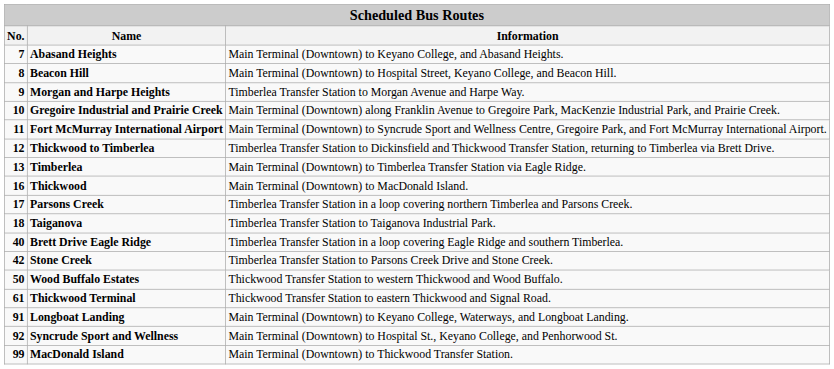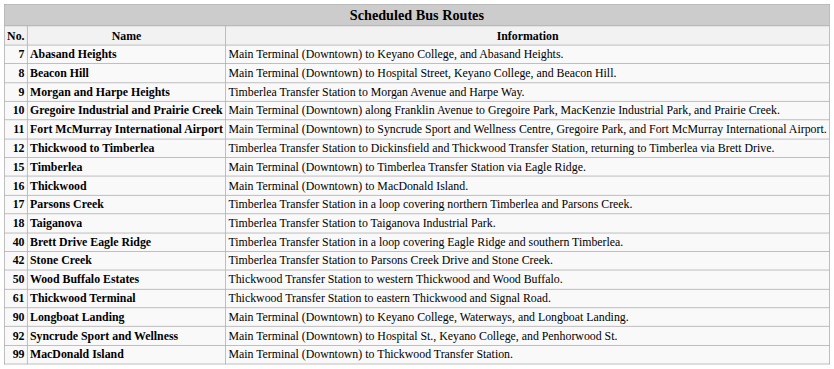(19, 167) 13 -> (19, 167) 15
(19, 317) 91 -> (19, 317) 90
